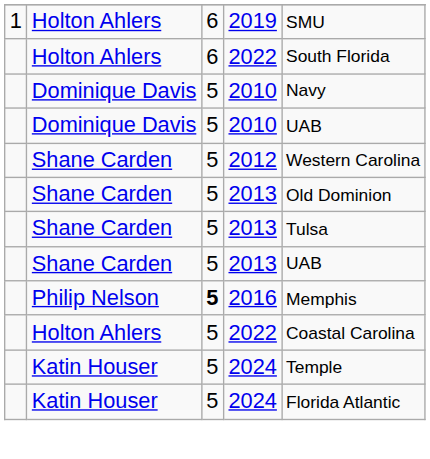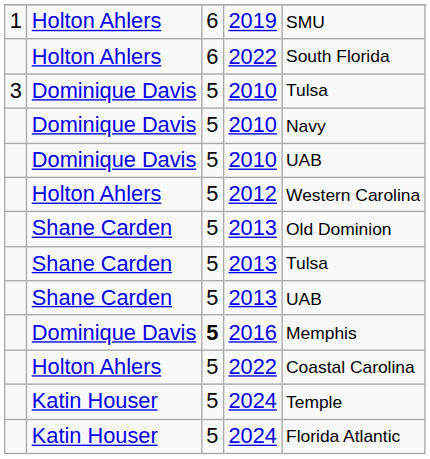+ row: (16, 90)
(102, 159) Shane Carden -> (97, 194) Holton Ahlers
(95, 297) Philip Nelson -> (114, 332) Dominique Davis
